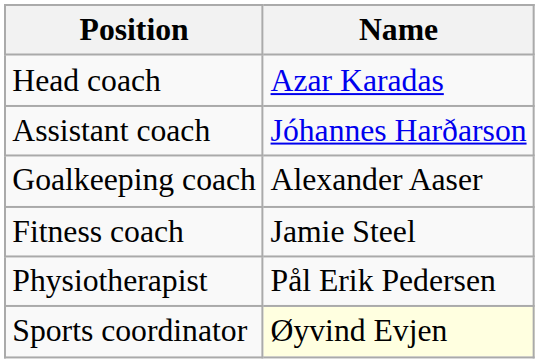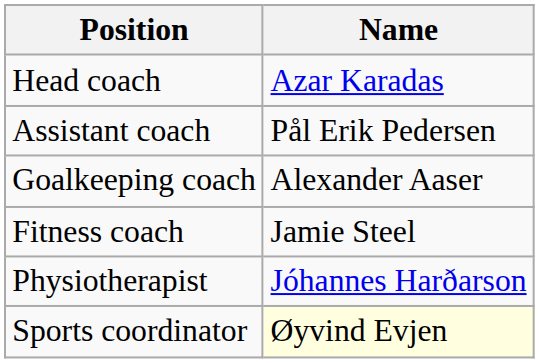(399, 130) Jóhannes Harðarson -> (383, 130) Pål Erik Pedersen
(383, 280) Pål Erik Pedersen -> (399, 280) Jóhannes Harðarson
